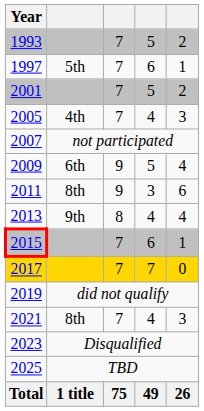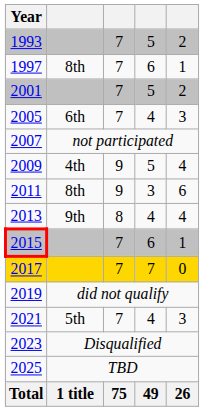(75, 66) 5th -> (75, 66) 8th
(75, 116) 4th -> (75, 116) 6th
(75, 166) 6th -> (75, 166) 4th
(75, 319) 8th -> (75, 319) 5th
